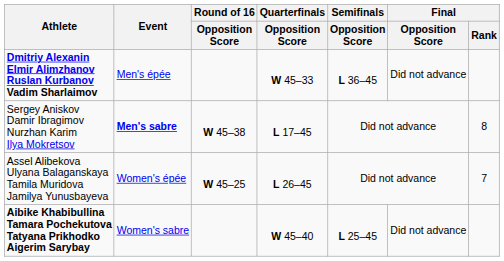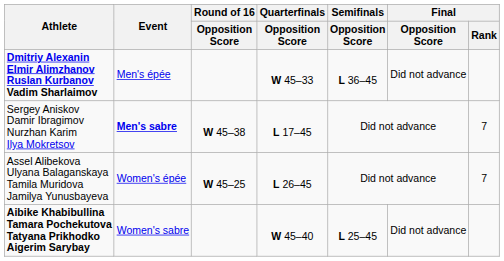(484, 127) 8 -> (484, 127) 7
